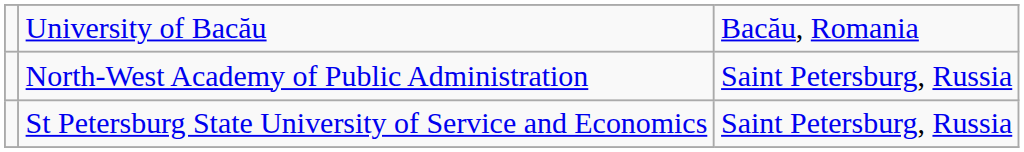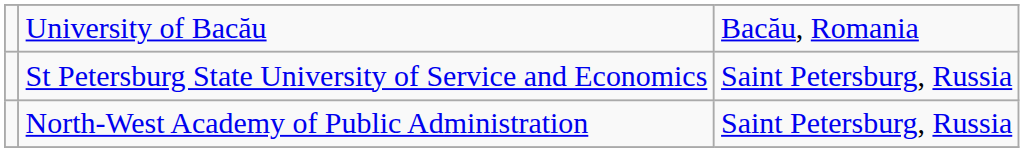rows swapped: (366, 123) <-> (307, 75)
